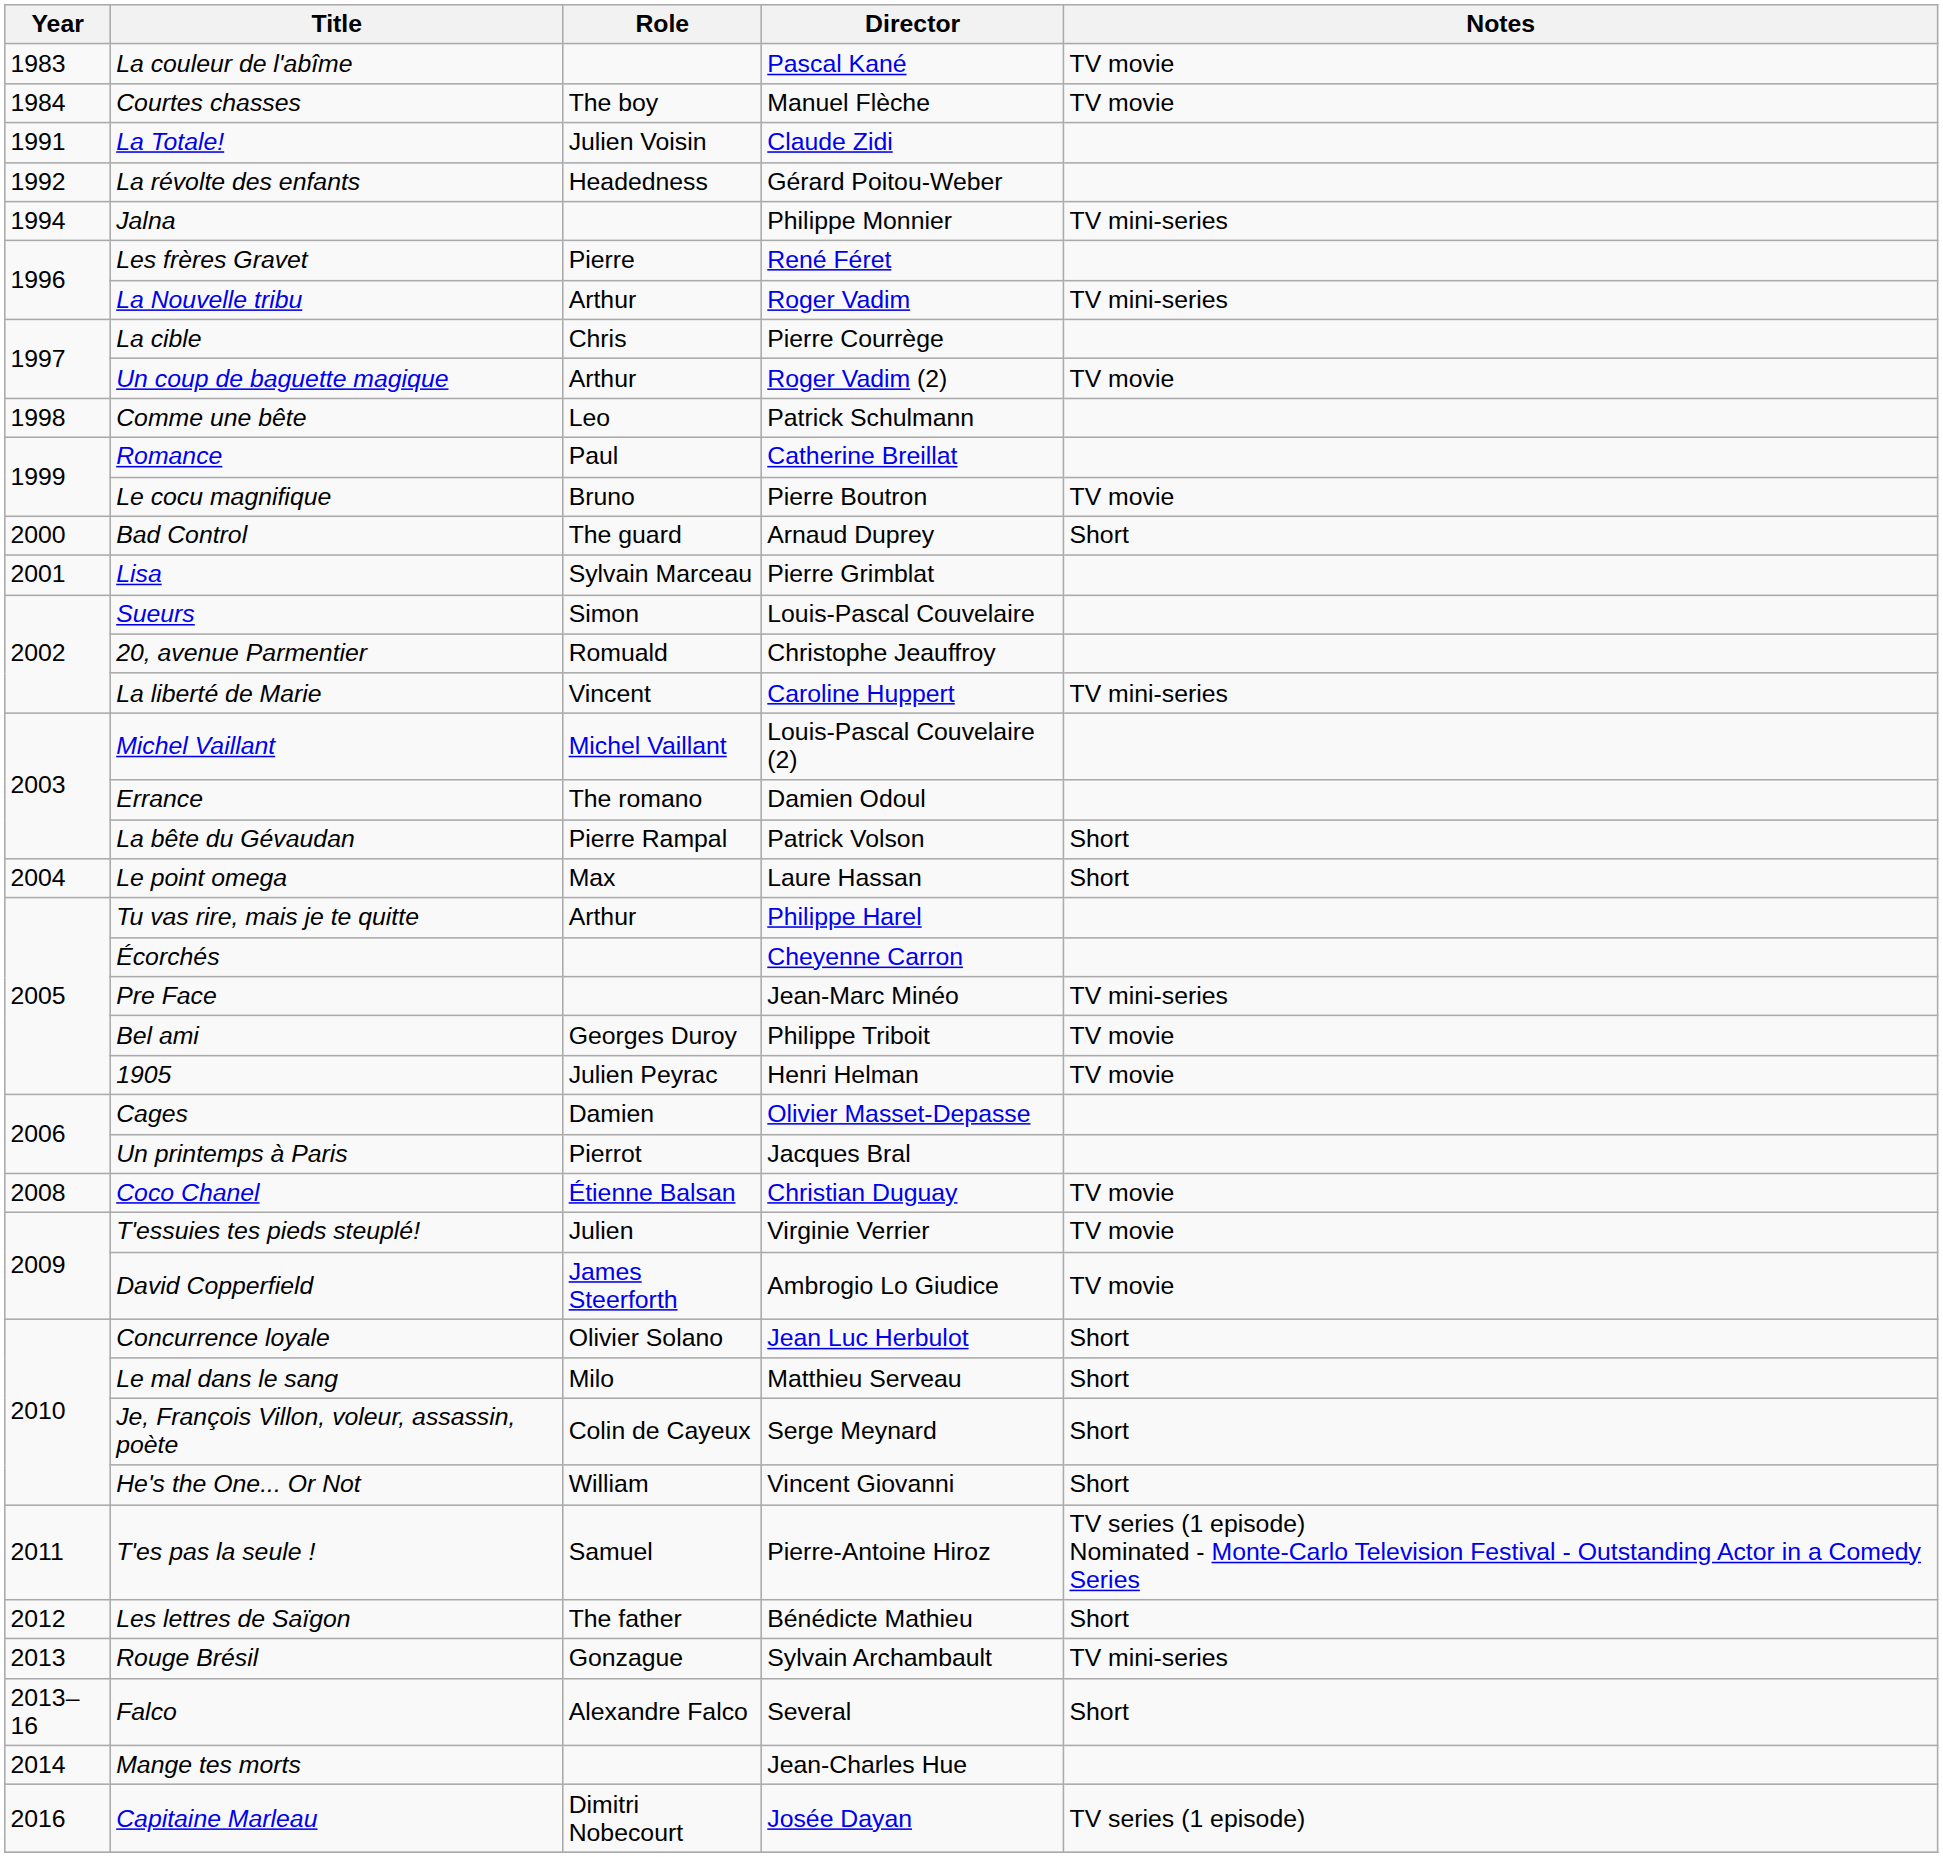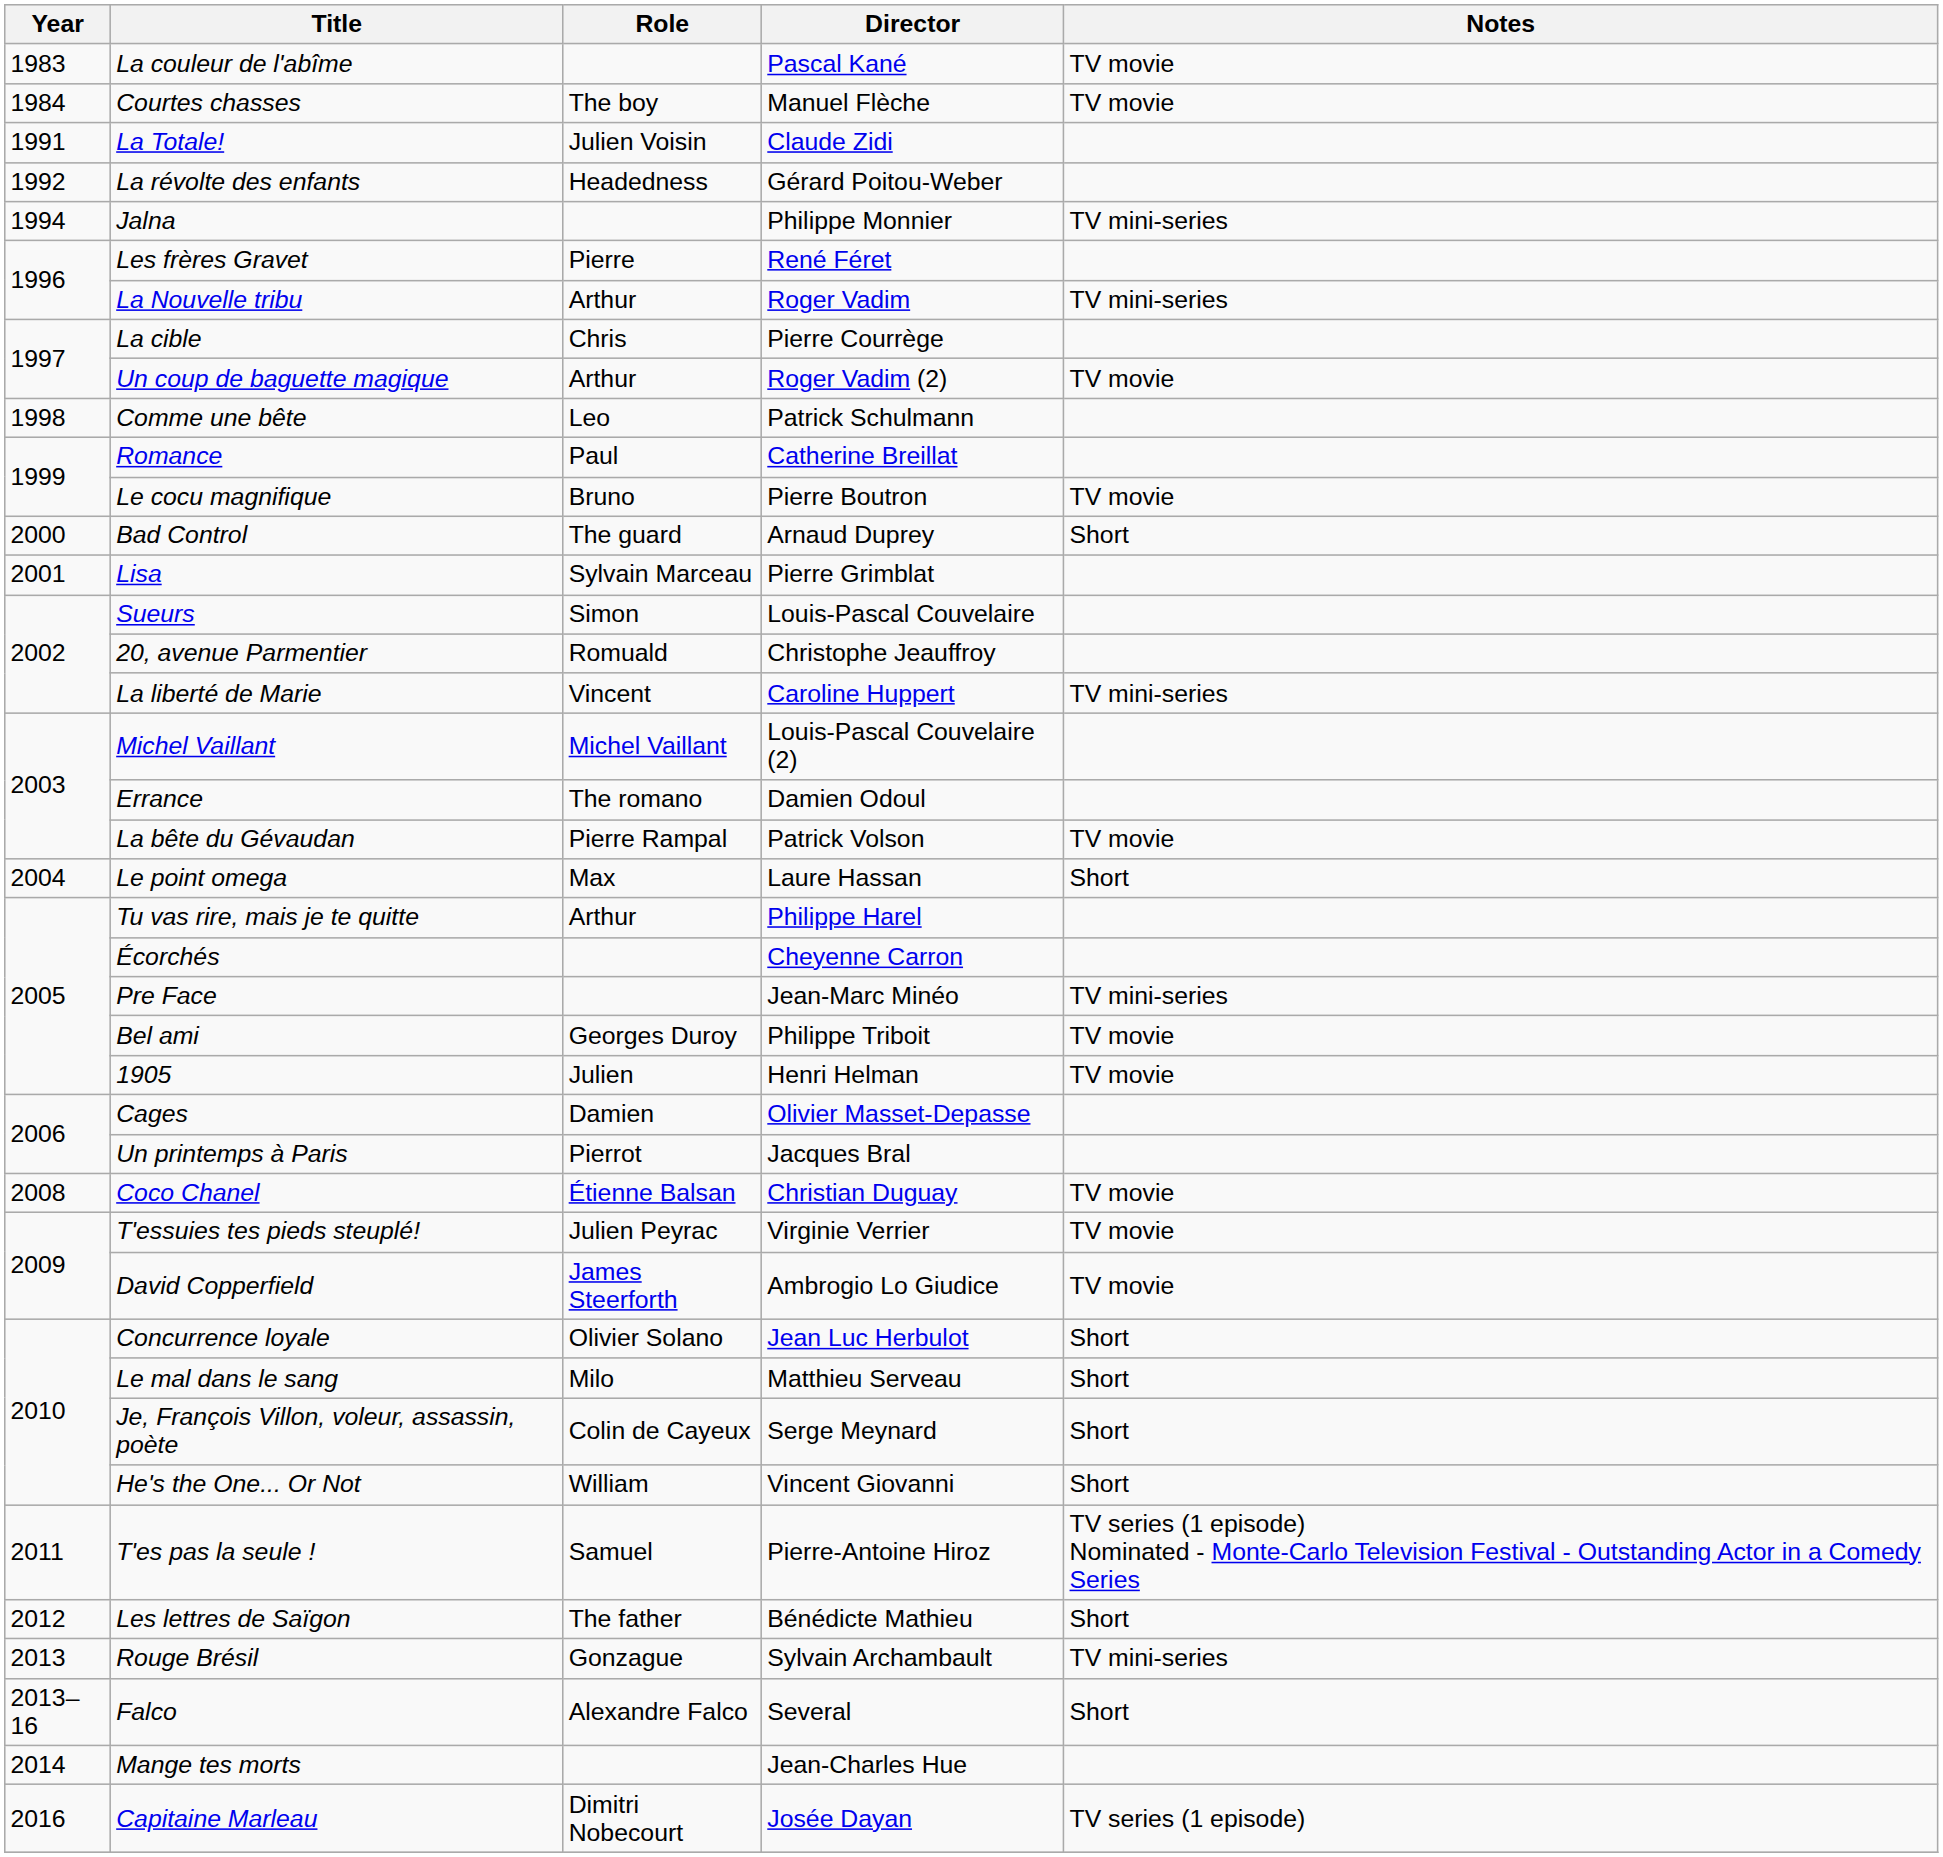(1099, 838) Short -> (1122, 838) TV movie
(643, 1074) Julien Peyrac -> (601, 1074) Julien
(601, 1232) Julien -> (643, 1232) Julien Peyrac
